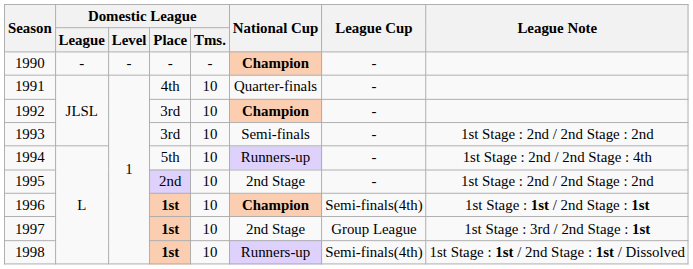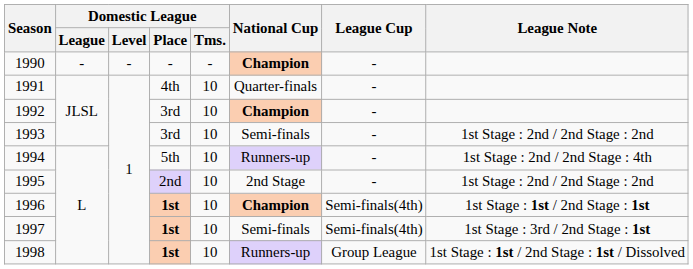(276, 228) 2nd Stage -> (276, 228) Semi-finals
(374, 228) Group League -> (374, 228) Semi-finals(4th)
(374, 252) Semi-finals(4th) -> (374, 252) Group League
